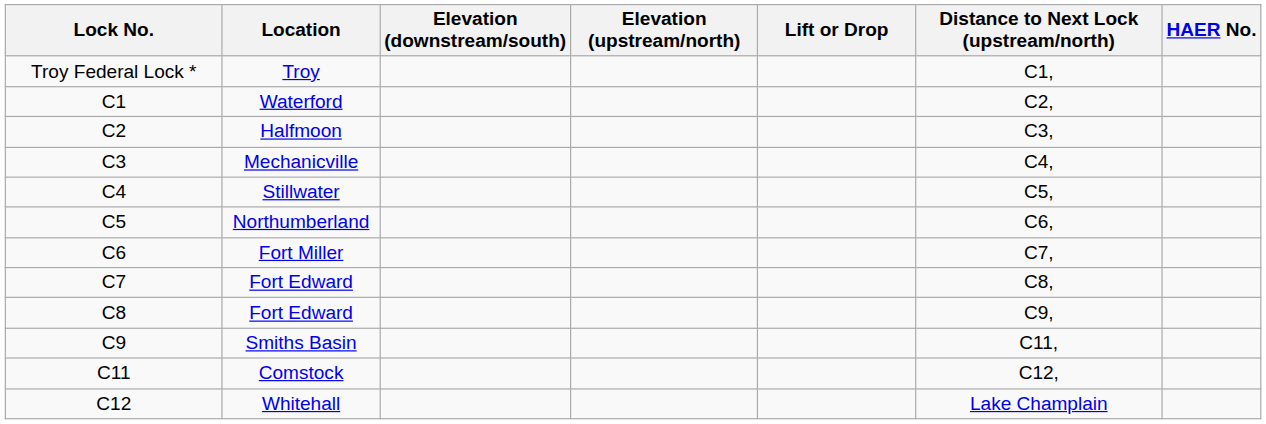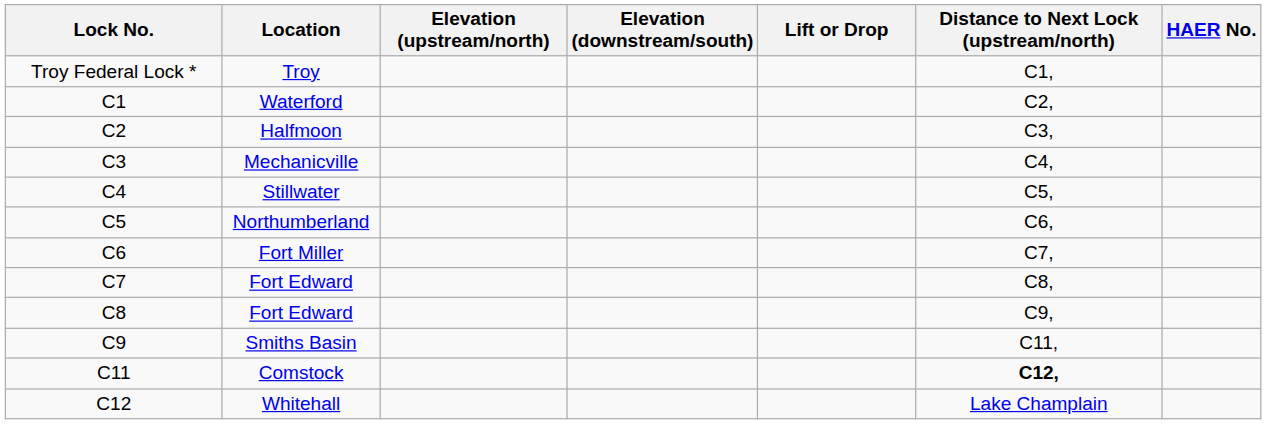columns swapped: (664, 30) <-> (475, 30)
(1039, 373) normal -> (1039, 373) bold
